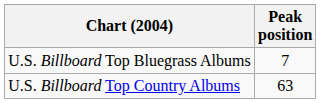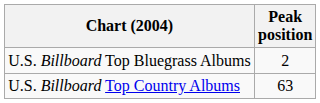(285, 60) 7 -> (285, 60) 2
